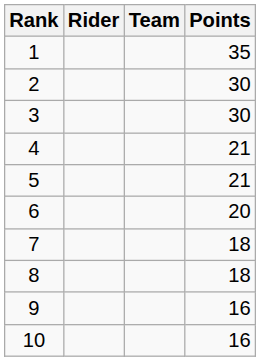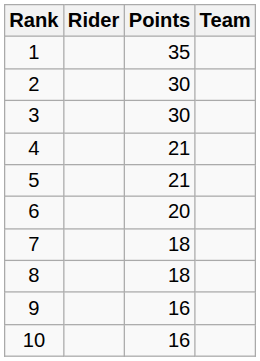columns swapped: (154, 20) <-> (220, 20)
